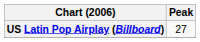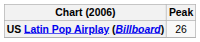(181, 29) 27 -> (181, 29) 26
